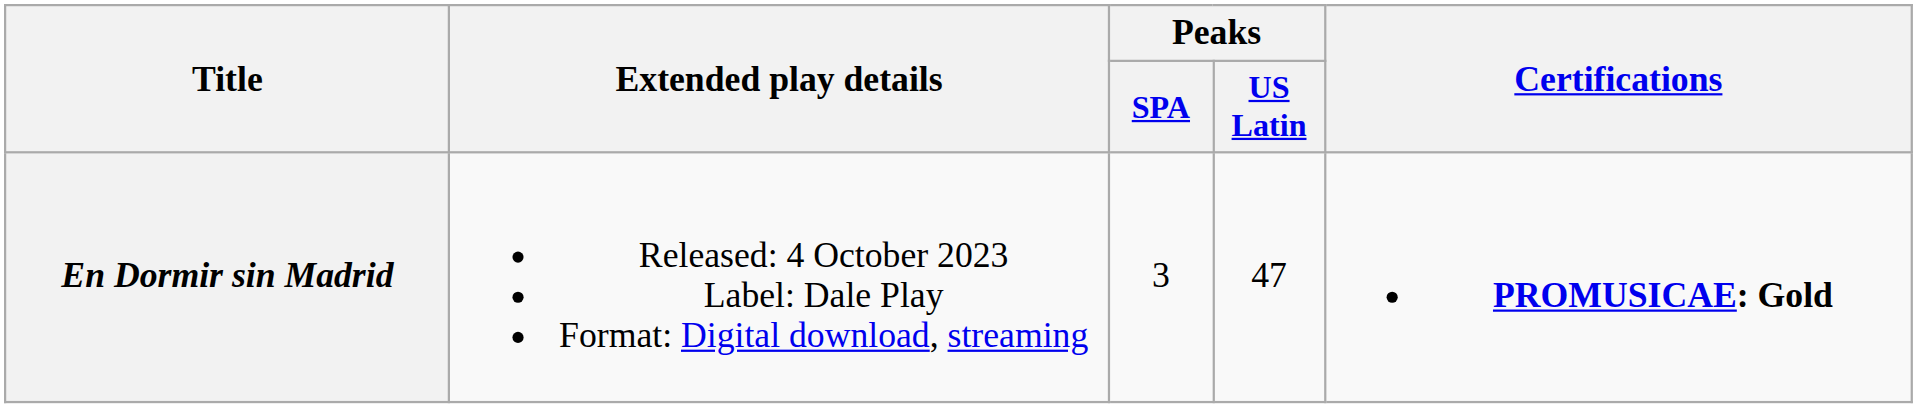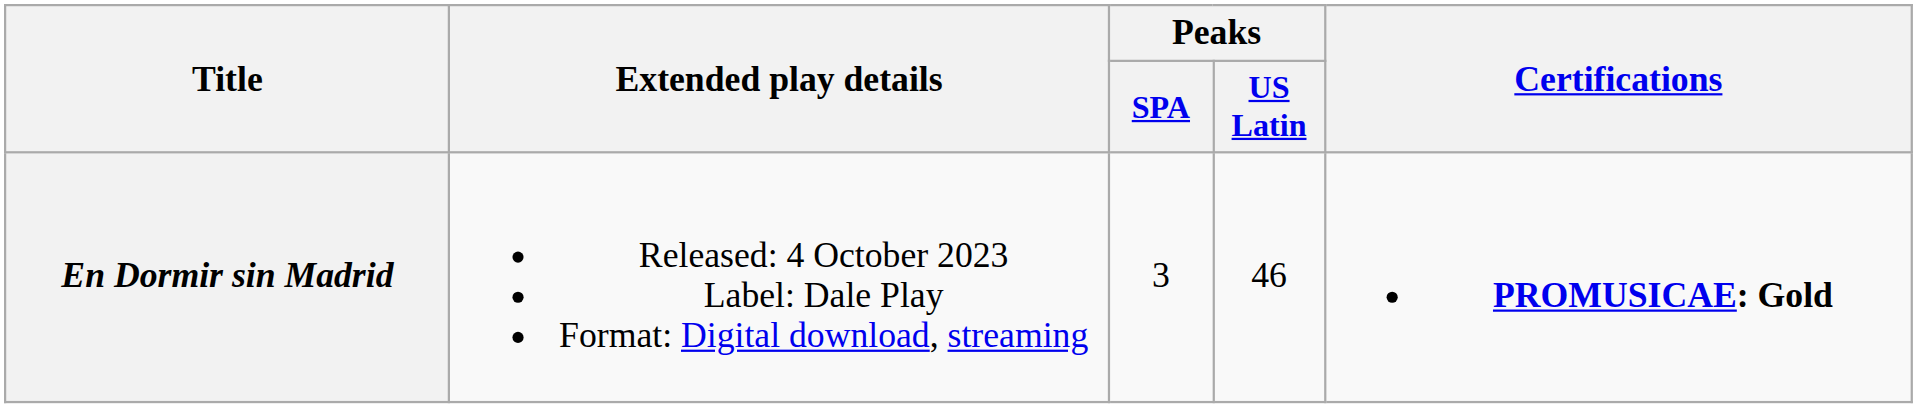(1269, 276) 47 -> (1269, 276) 46
